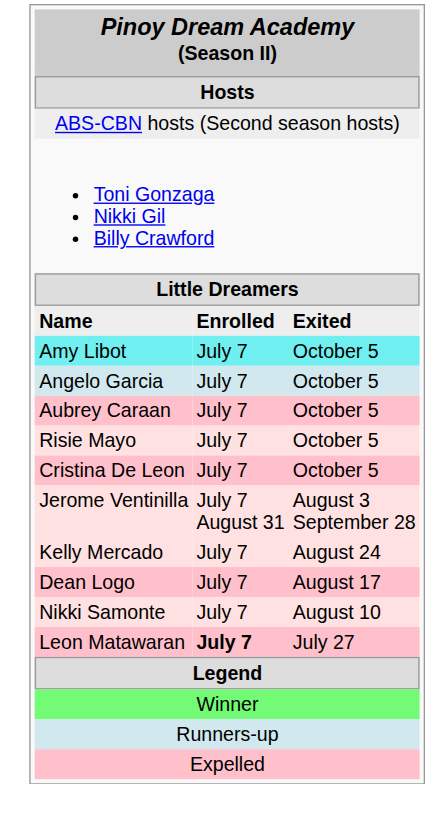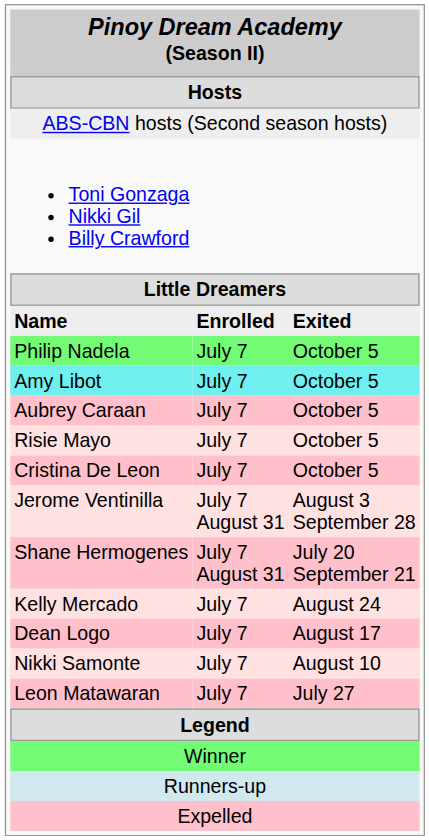+ row: (72, 350)
- row: (101, 380)
+ row: (101, 552)
(224, 641) bold -> (222, 693) normal
